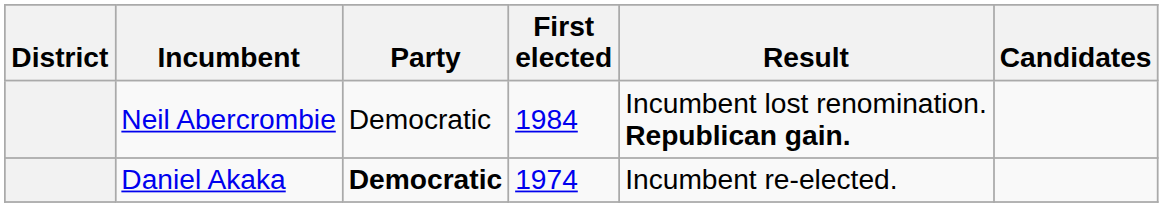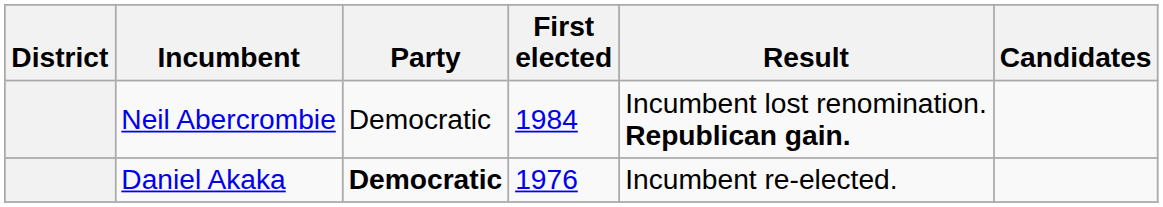(546, 179) 1974 -> (546, 179) 1976
